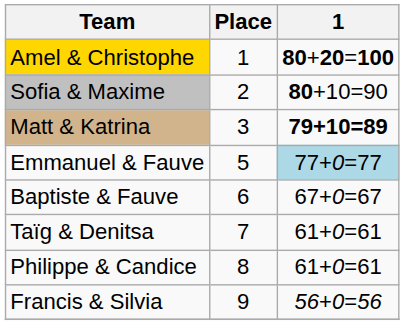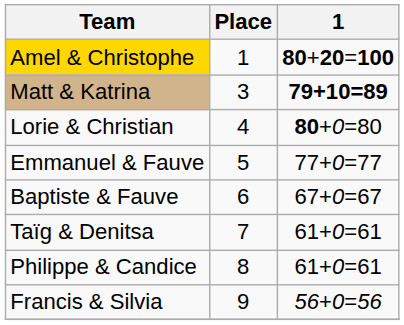- row: (88, 92)
+ row: (92, 127)
(338, 162) lightblue background -> (338, 162) no background
